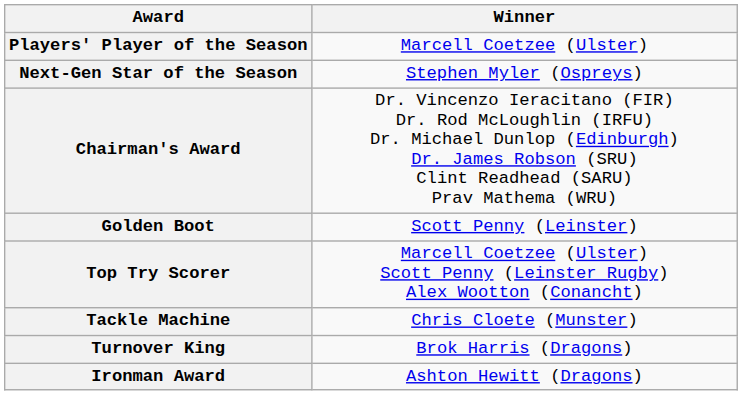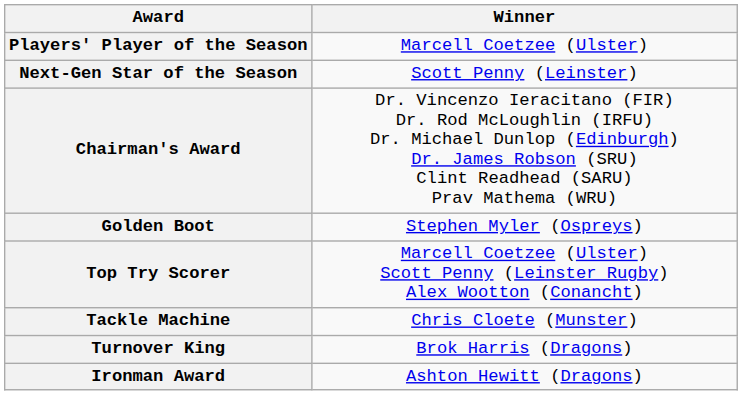(524, 74) Stephen Myler (Ospreys) -> (524, 74) Scott Penny (Leinster)
(524, 227) Scott Penny (Leinster) -> (524, 227) Stephen Myler (Ospreys)
